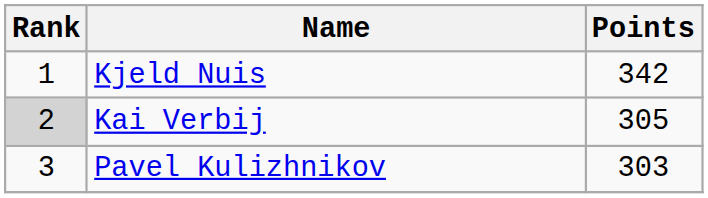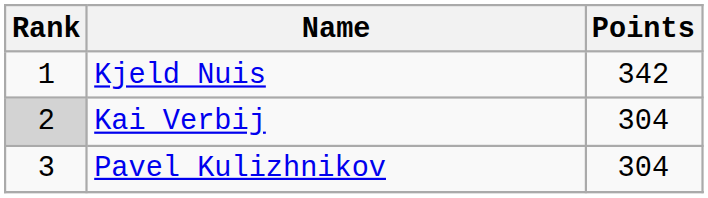(643, 122) 305 -> (643, 122) 304
(643, 168) 303 -> (643, 168) 304
